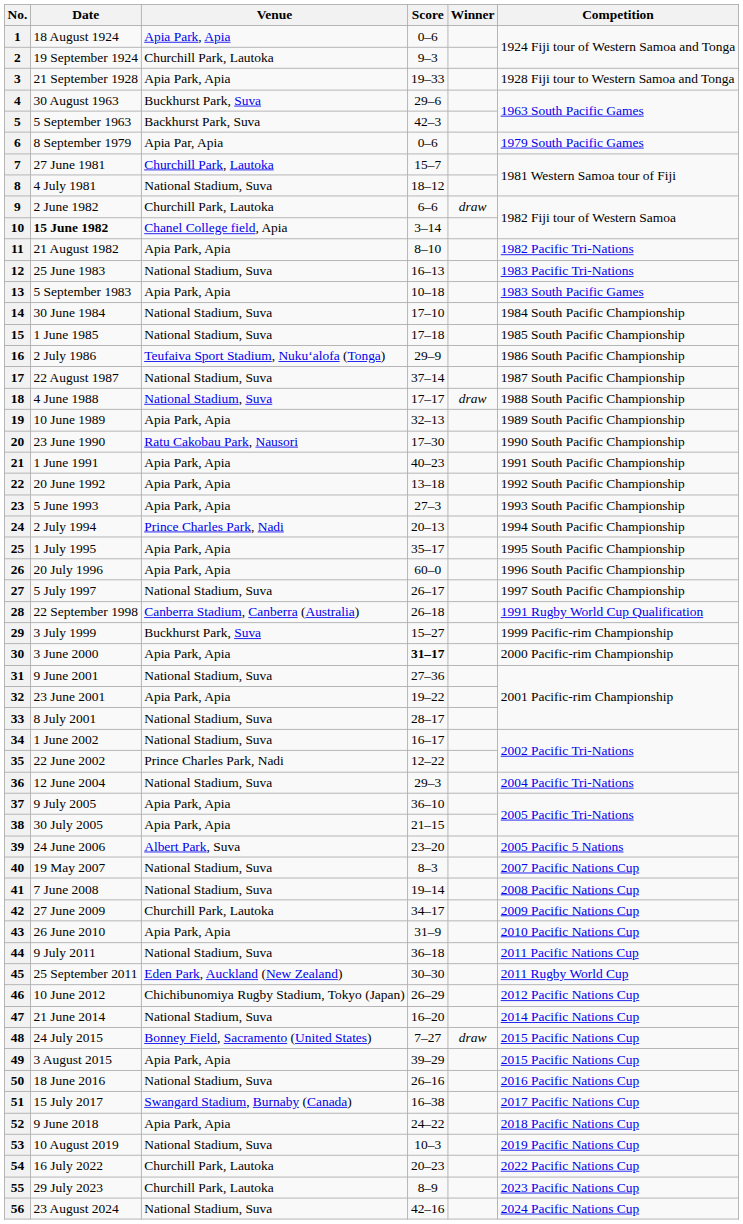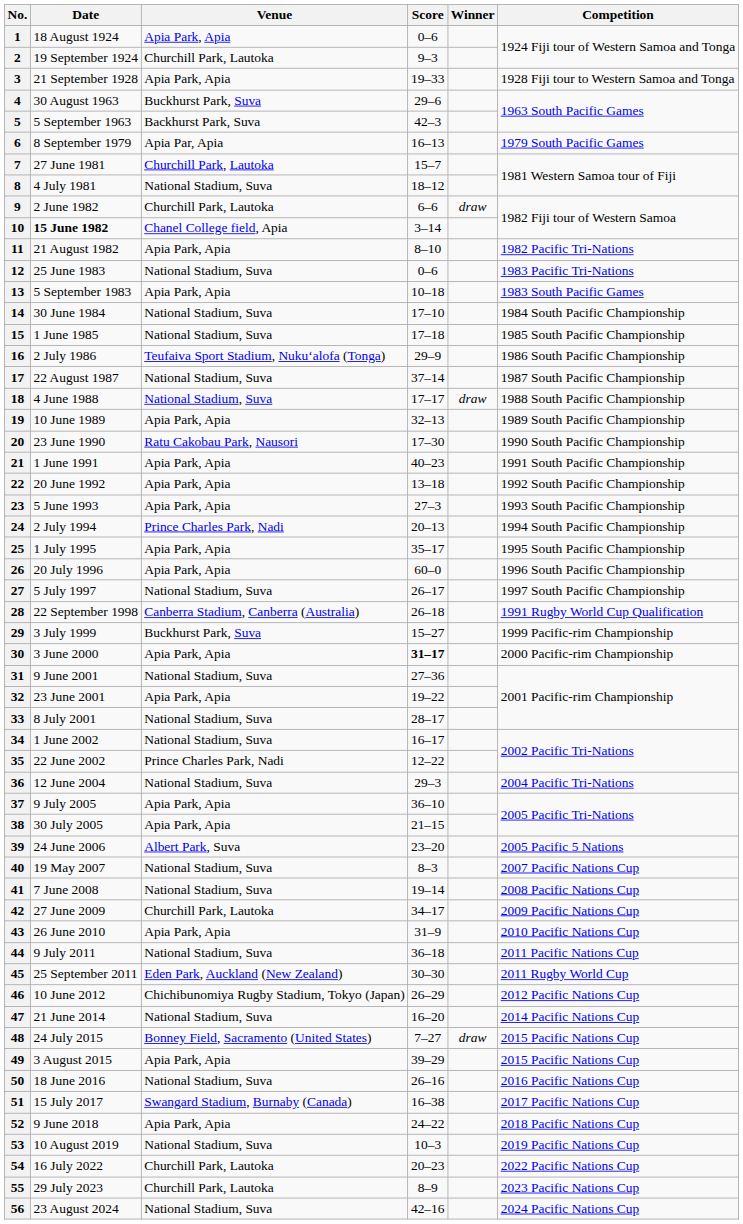(428, 143) 0–6 -> (428, 143) 16–13
(428, 270) 16–13 -> (428, 270) 0–6
